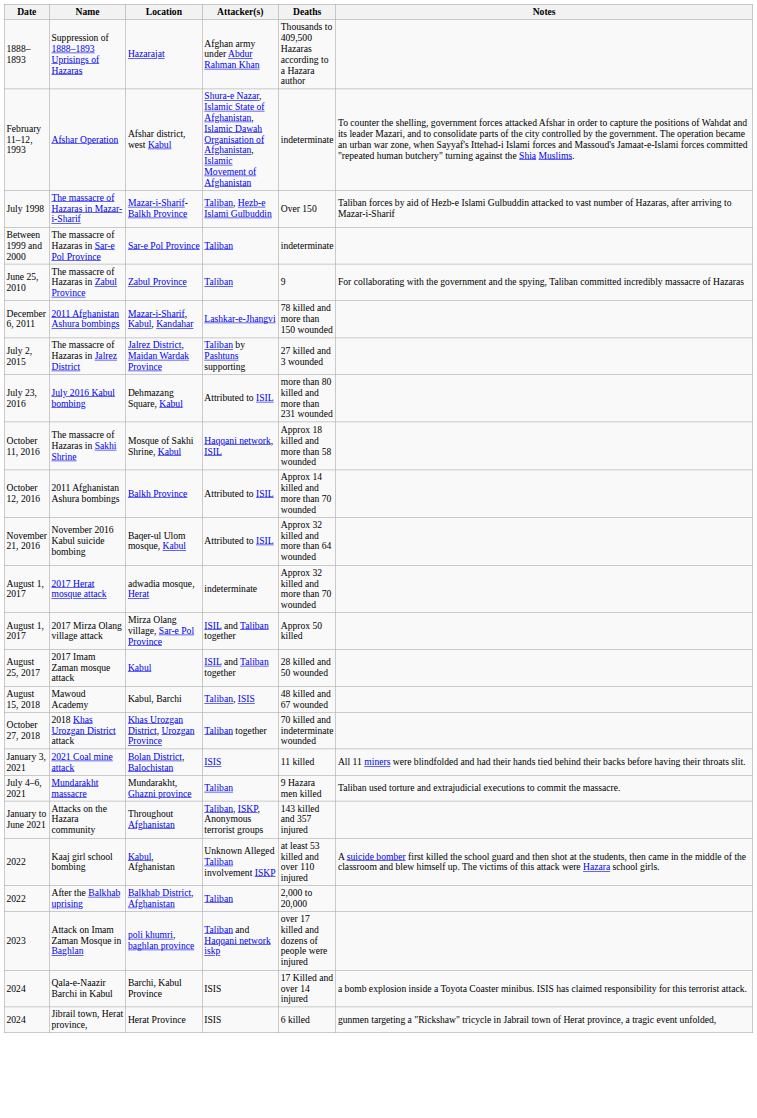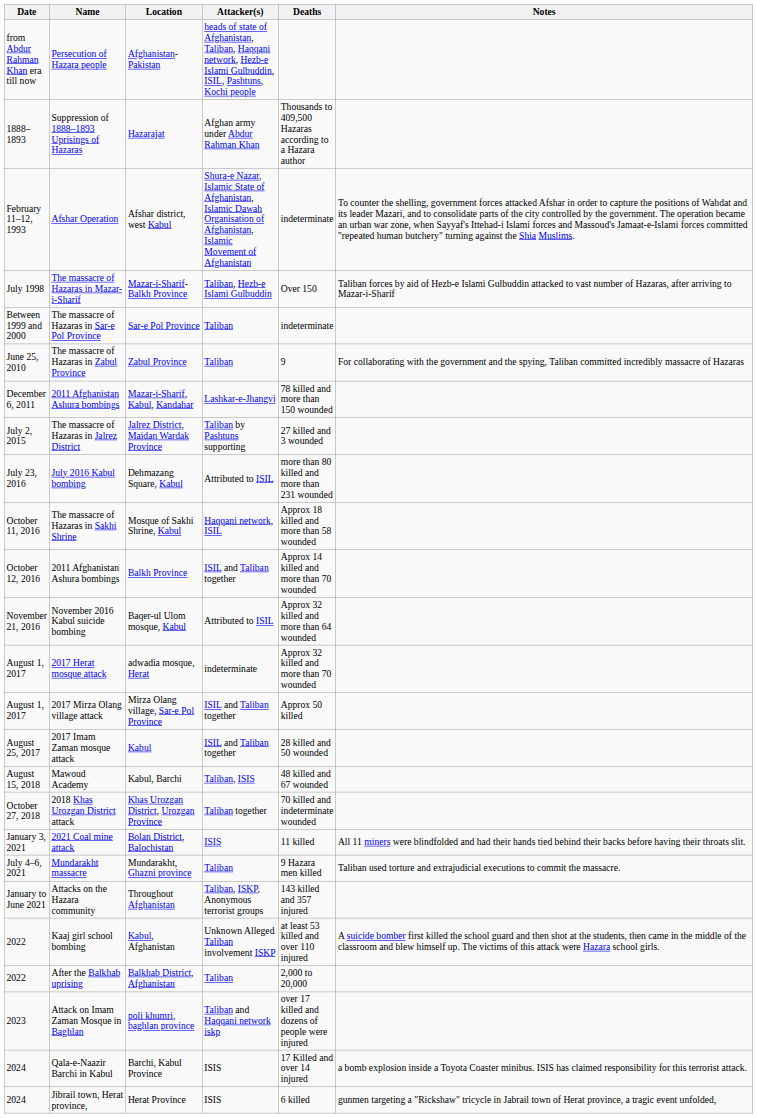+ row: (153, 59)
(239, 493) Attributed to ISIL -> (236, 573) ISIL and Taliban together
